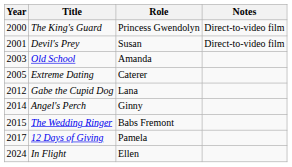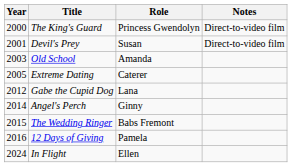(17, 138) 2017 -> (17, 138) 2016
